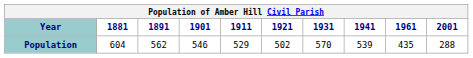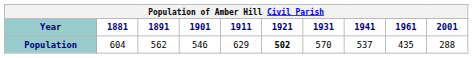(241, 44) 529 -> (241, 44) 629
(282, 44) normal -> (282, 44) bold
(365, 44) 539 -> (365, 44) 537
